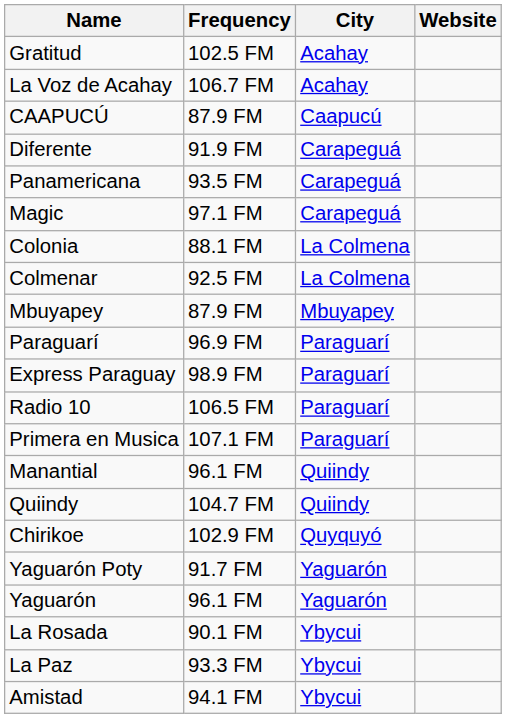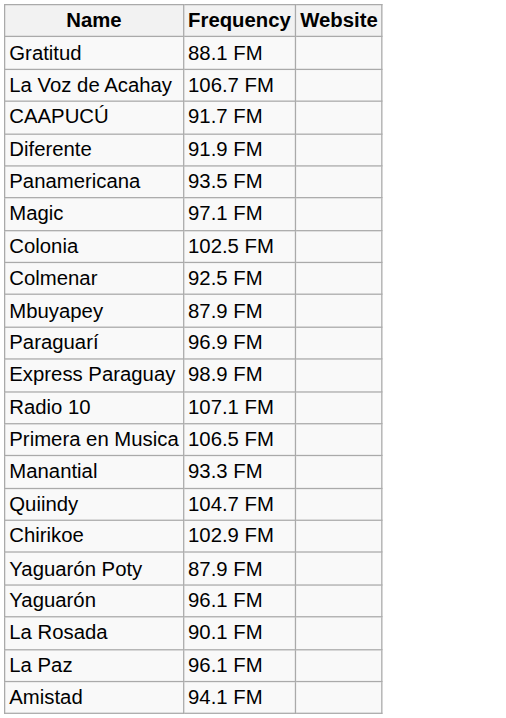- column: (355, 20)
(231, 52) 102.5 FM -> (225, 52) 88.1 FM
(225, 117) 87.9 FM -> (225, 117) 91.7 FM
(225, 246) 88.1 FM -> (231, 246) 102.5 FM
(231, 407) 106.5 FM -> (231, 407) 107.1 FM
(231, 439) 107.1 FM -> (231, 439) 106.5 FM
(225, 471) 96.1 FM -> (225, 471) 93.3 FM
(225, 568) 91.7 FM -> (225, 568) 87.9 FM
(225, 665) 93.3 FM -> (225, 665) 96.1 FM
